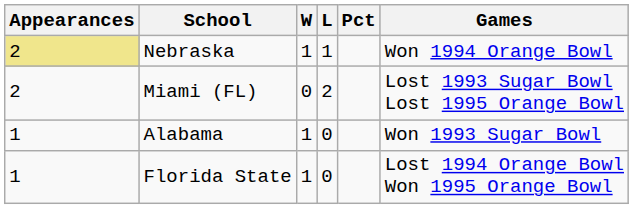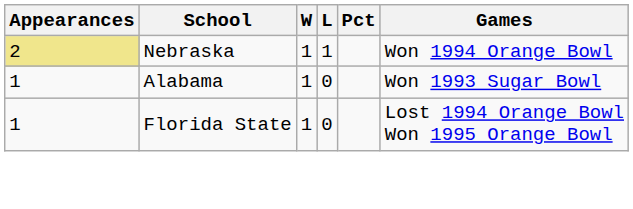- row: (201, 93)
